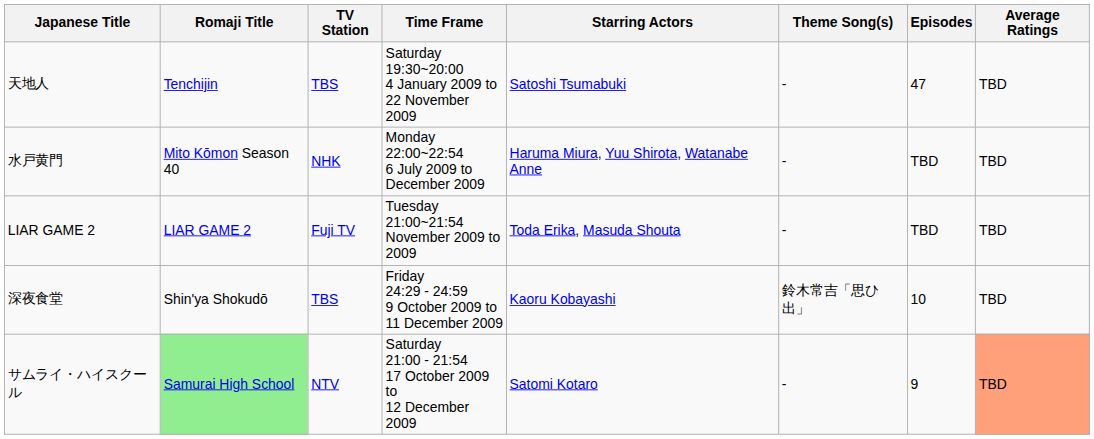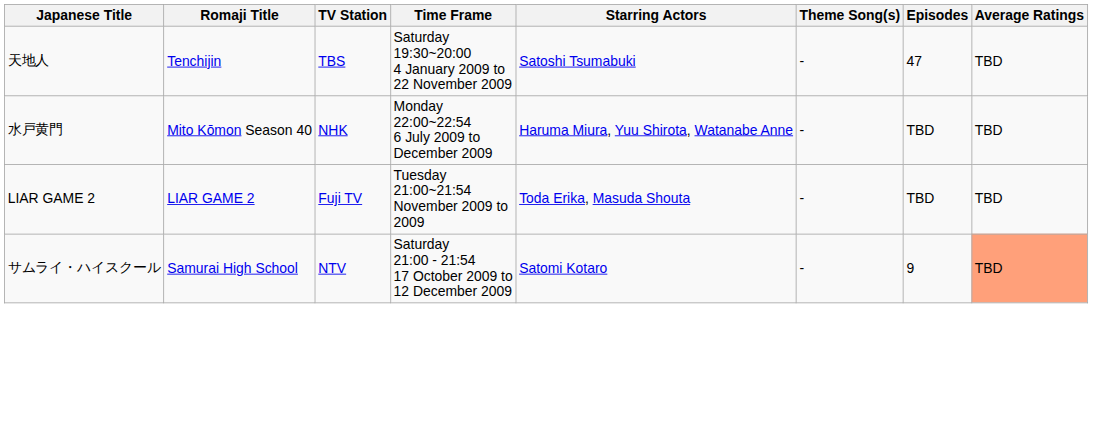- row: (35, 299)
(229, 384) lightgreen background -> (233, 268) no background
